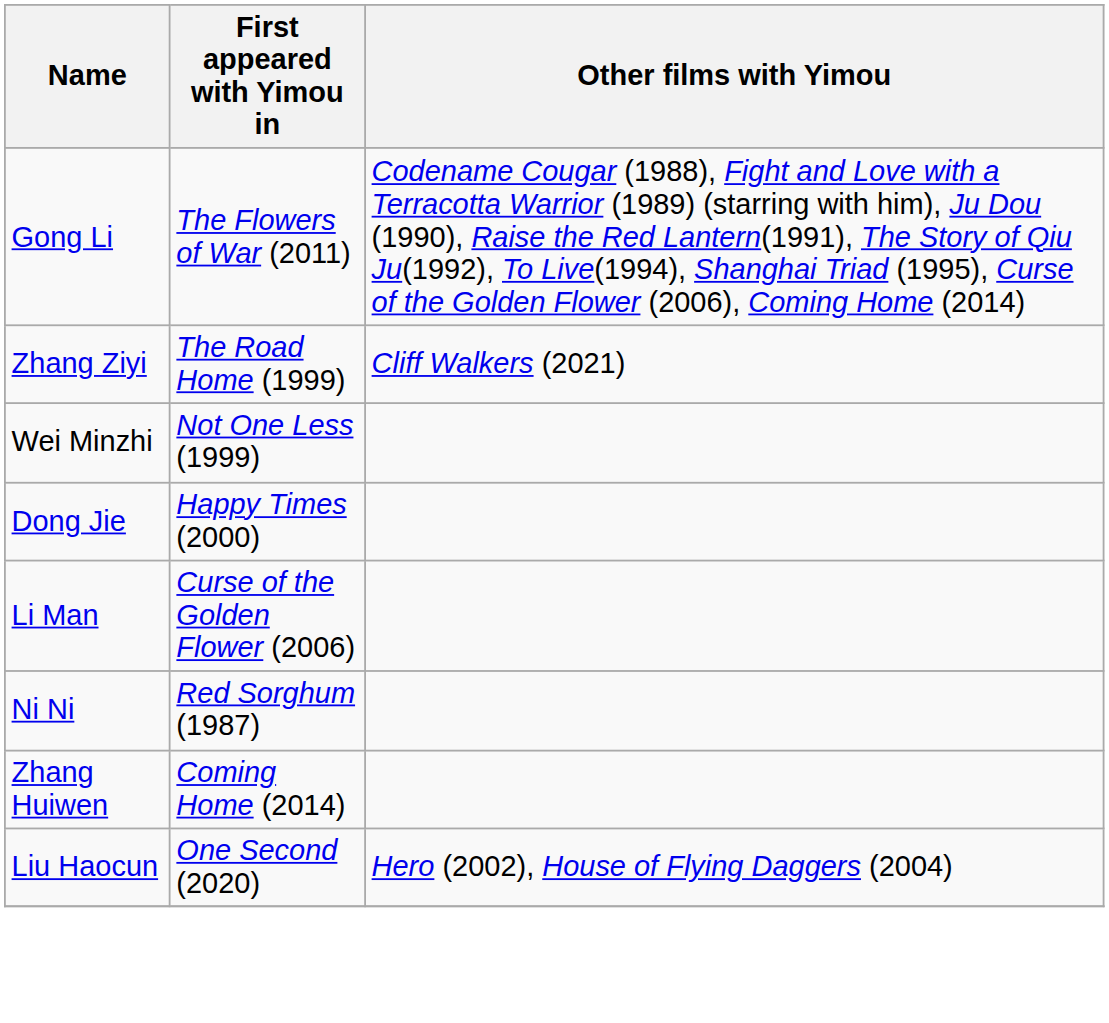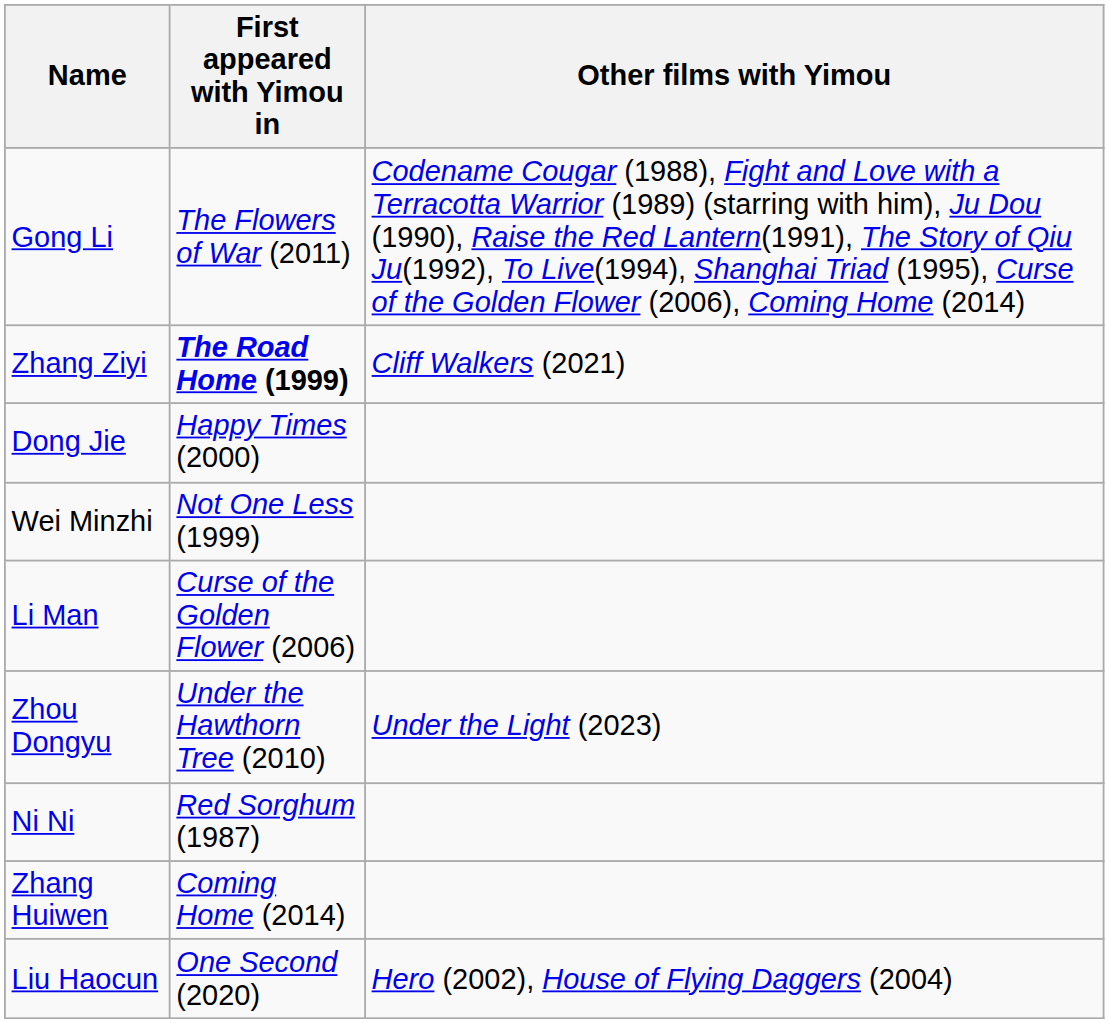(261, 363) normal -> (262, 363) bold
rows swapped: (69, 520) <-> (82, 442)
+ row: (61, 726)
